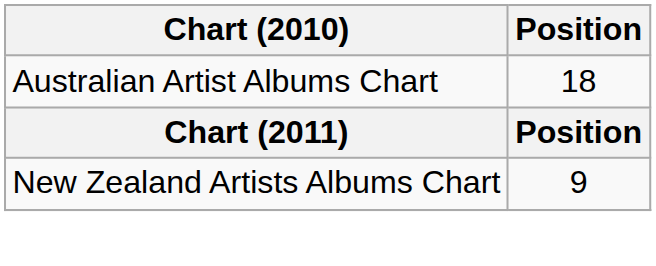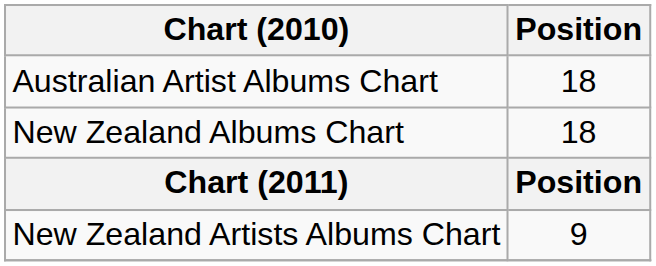+ row: (208, 132)
